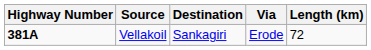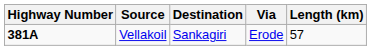(297, 35) 72 -> (297, 35) 57
